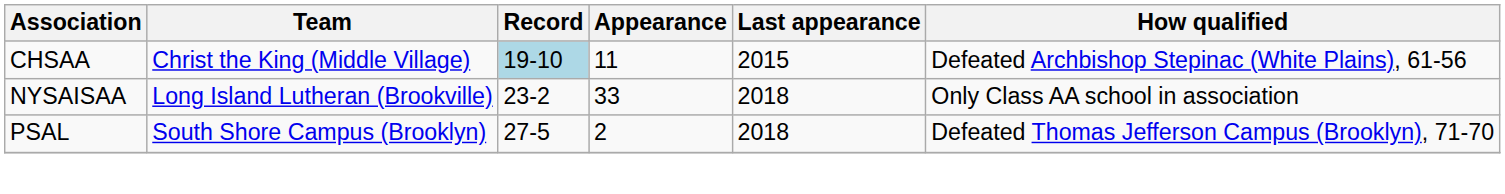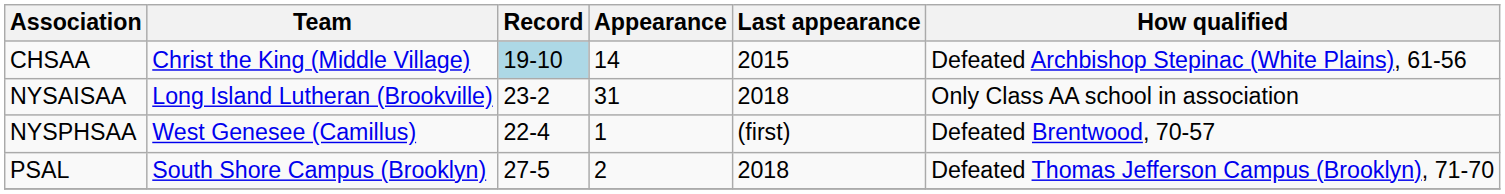(606, 59) 11 -> (607, 59) 14
(607, 96) 33 -> (607, 96) 31
+ row: (73, 133)
